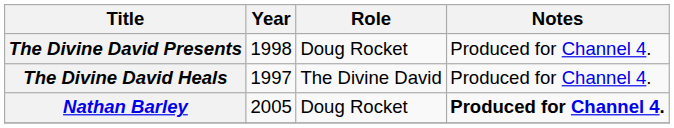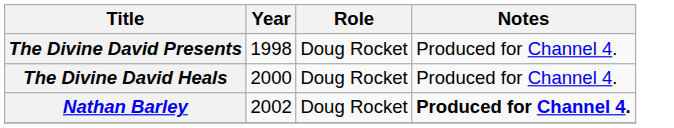(271, 78) 1997 -> (271, 78) 2000
(371, 78) The Divine David -> (354, 78) Doug Rocket
(271, 107) 2005 -> (271, 107) 2002
